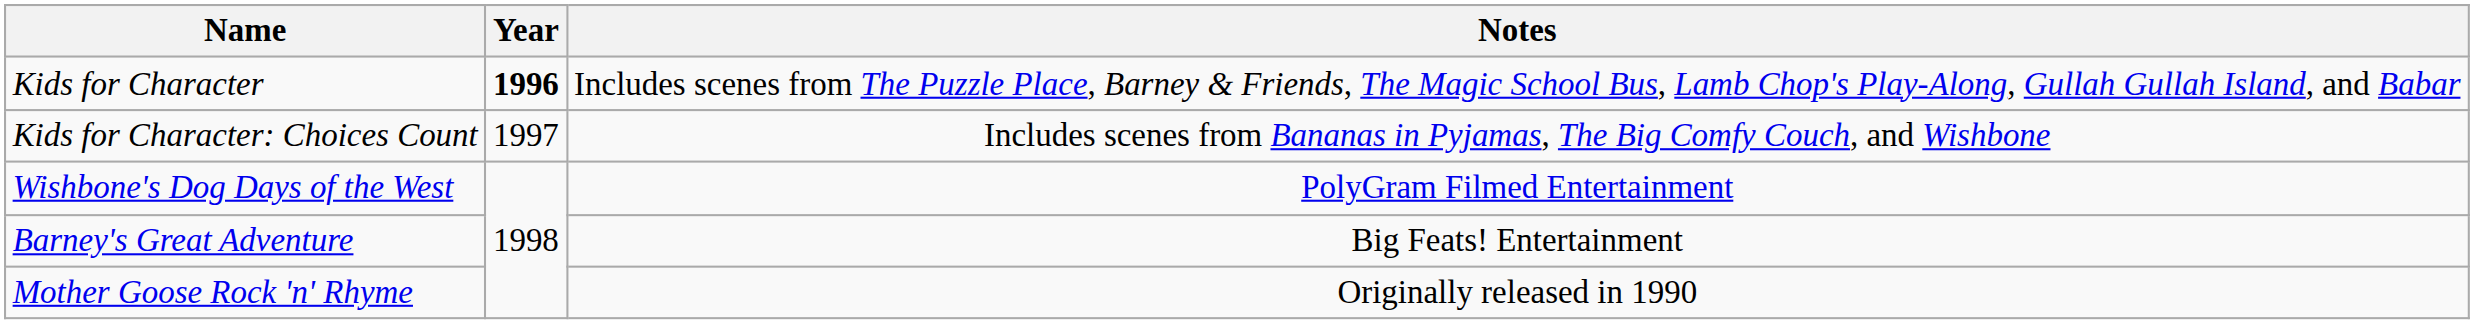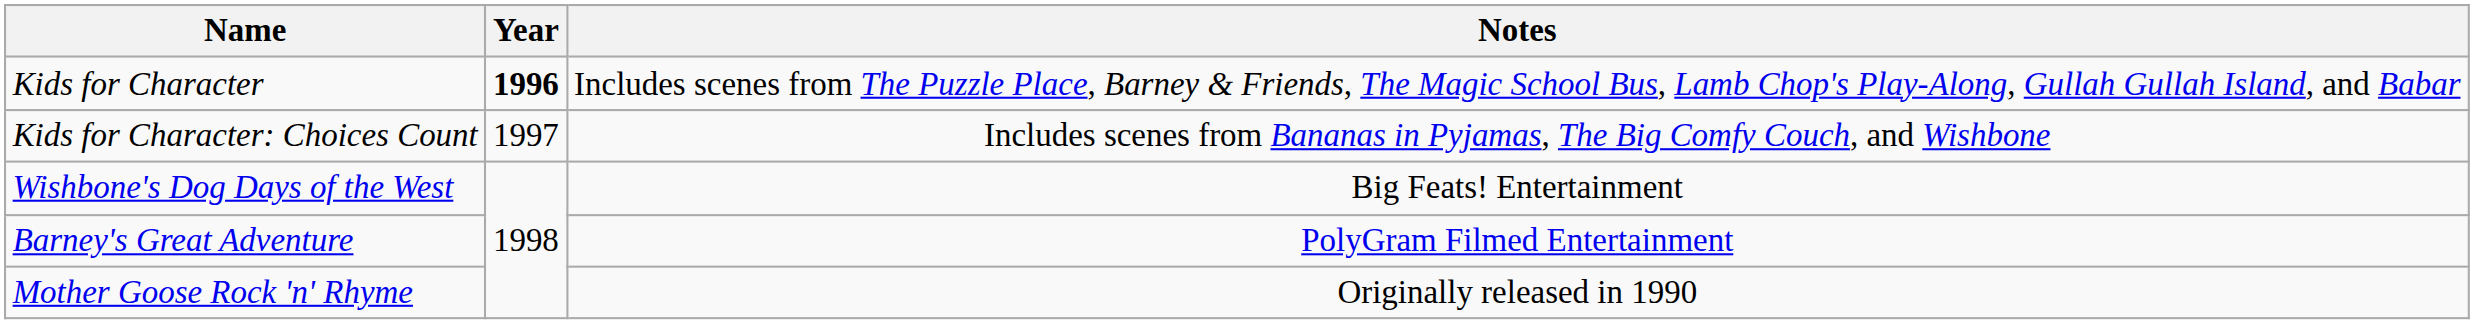(1517, 187) PolyGram Filmed Entertainment -> (1517, 187) Big Feats! Entertainment
(1517, 239) Big Feats! Entertainment -> (1517, 239) PolyGram Filmed Entertainment
